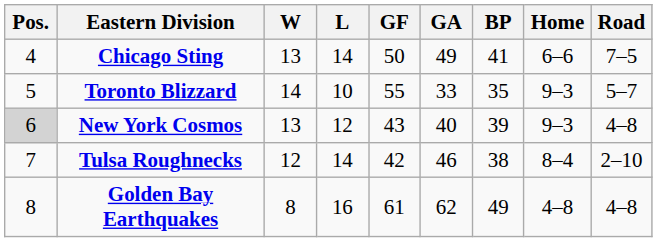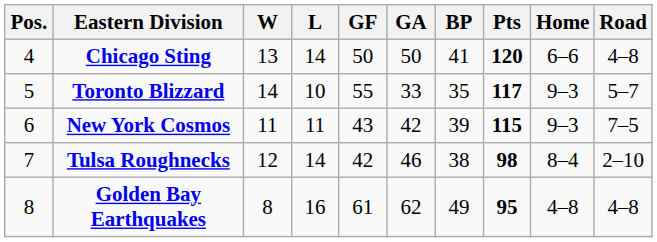+ column: (507, 21)
(446, 56) 49 -> (411, 56) 50
(621, 56) 7–5 -> (623, 56) 4–8
(31, 125) lightgrey background -> (29, 125) no background
(290, 125) 13 -> (267, 125) 11
(342, 125) 12 -> (315, 125) 11
(446, 125) 40 -> (411, 125) 42
(621, 125) 4–8 -> (623, 125) 7–5
